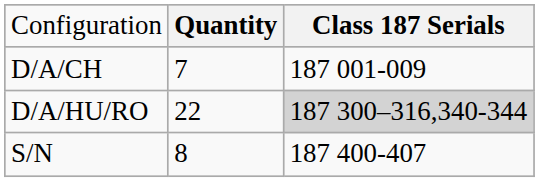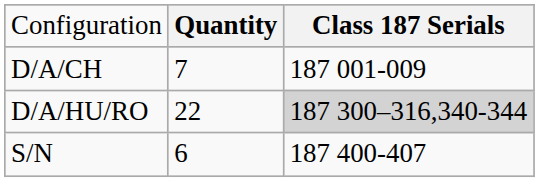(181, 153) 8 -> (181, 153) 6
